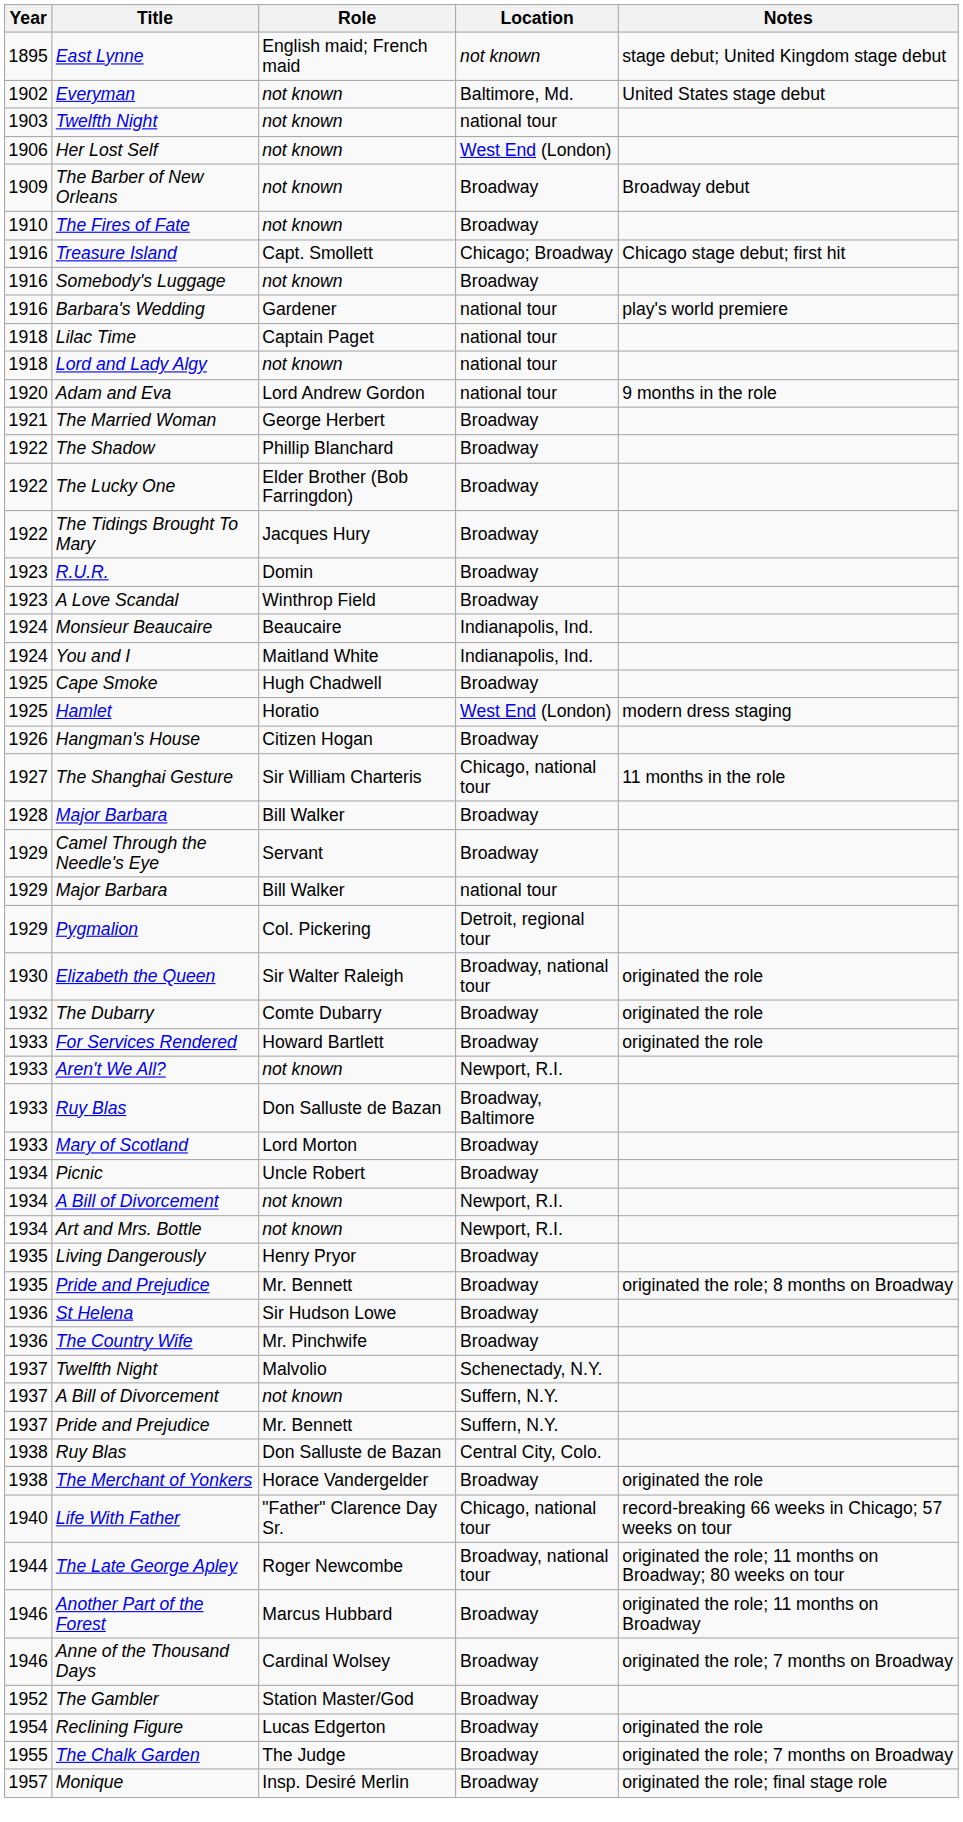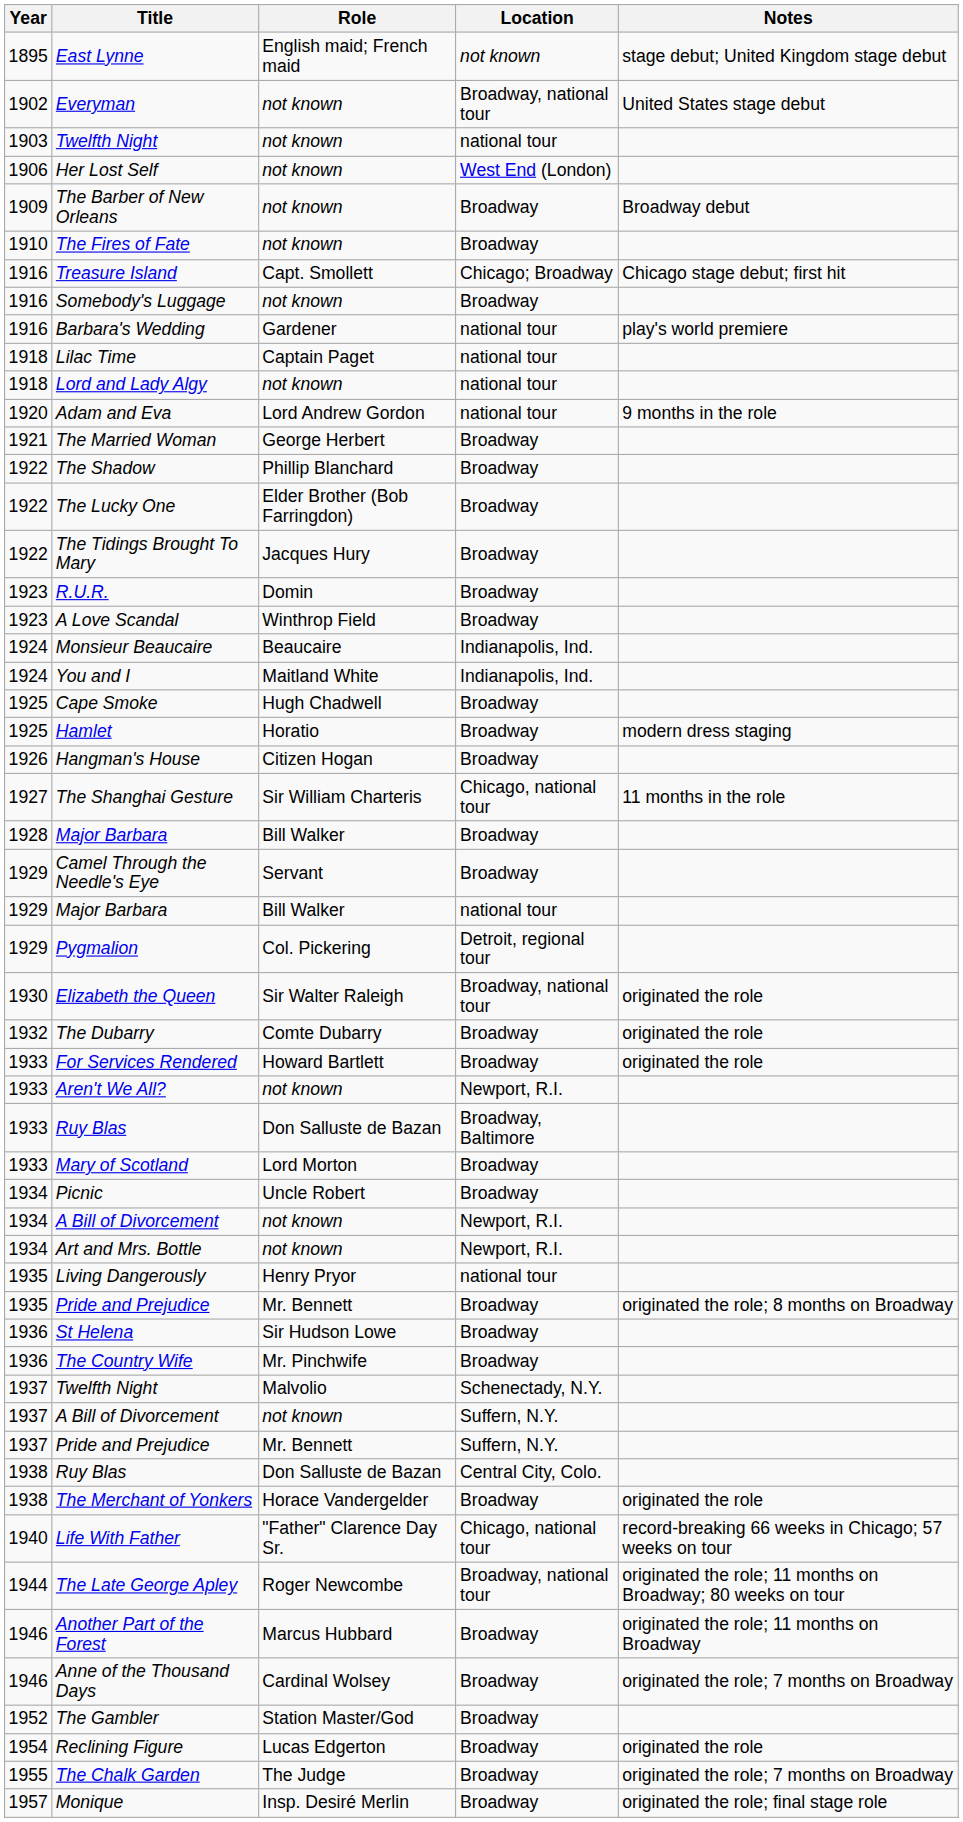(517, 94) Baltimore, Md. -> (534, 103) Broadway, national tour
(536, 711) West End (London) -> (499, 731) Broadway
(499, 1257) Broadway -> (509, 1277) national tour
